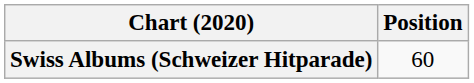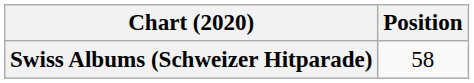(423, 59) 60 -> (423, 59) 58
